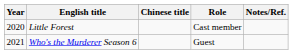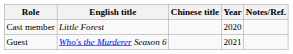columns swapped: (16, 12) <-> (217, 12)
